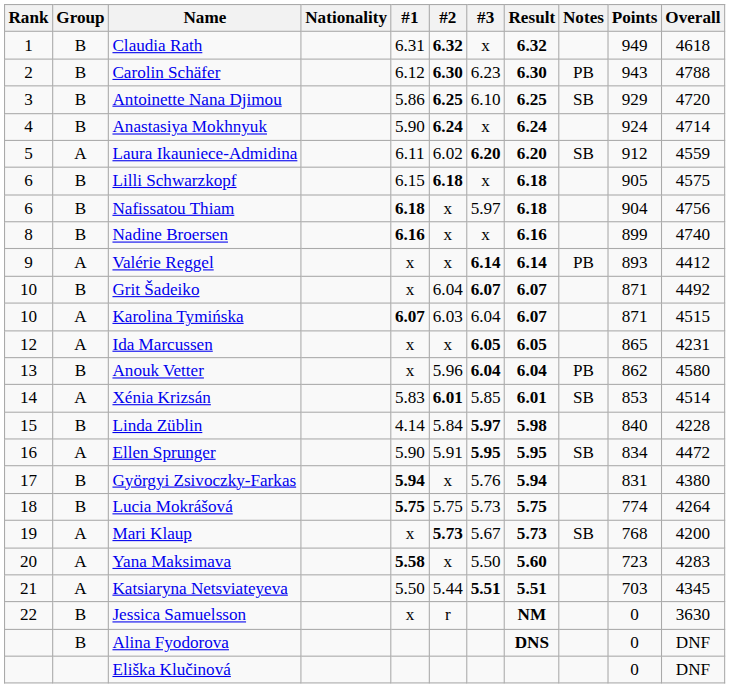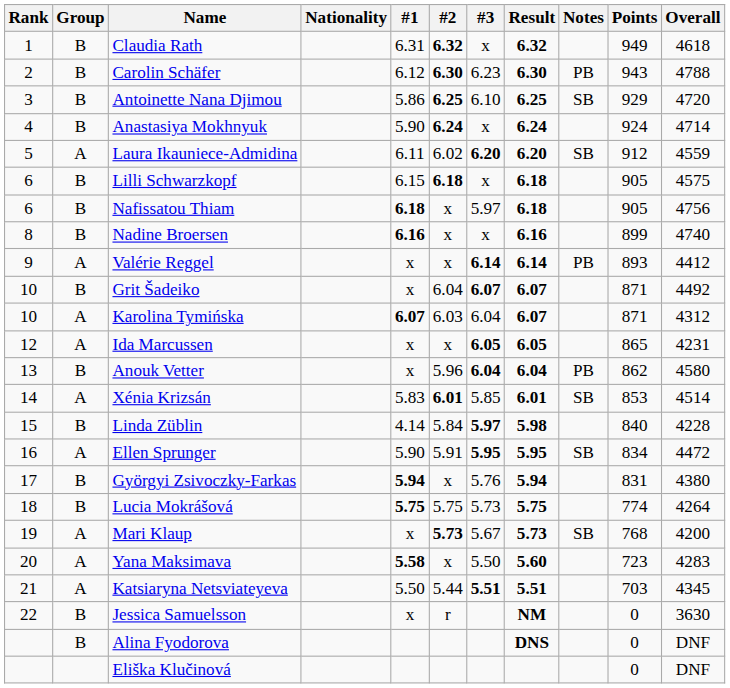(635, 208) 904 -> (635, 208) 905
(693, 316) 4515 -> (693, 316) 4312
